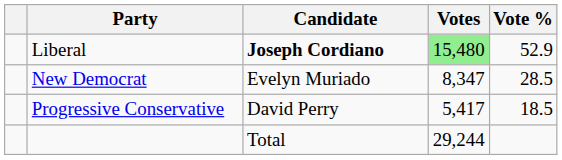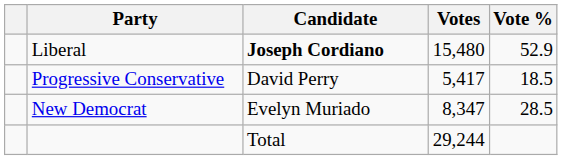(459, 49) lightgreen background -> (459, 49) no background
rows swapped: (89, 79) <-> (128, 109)
